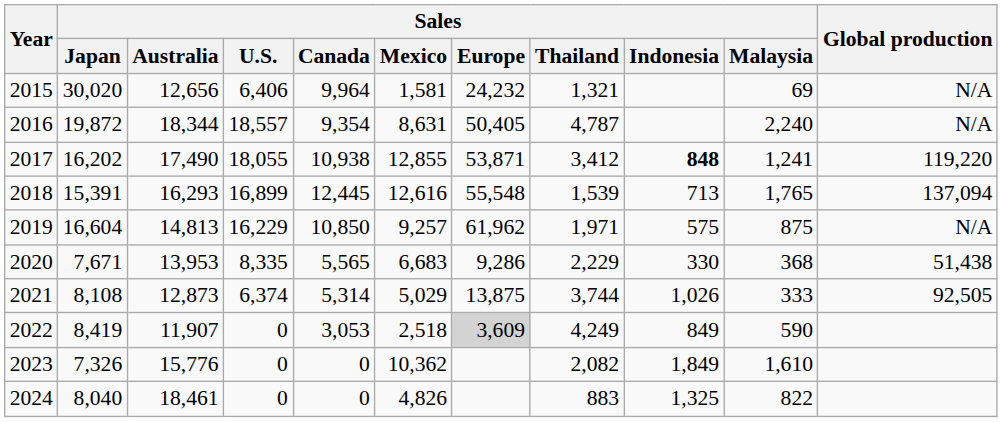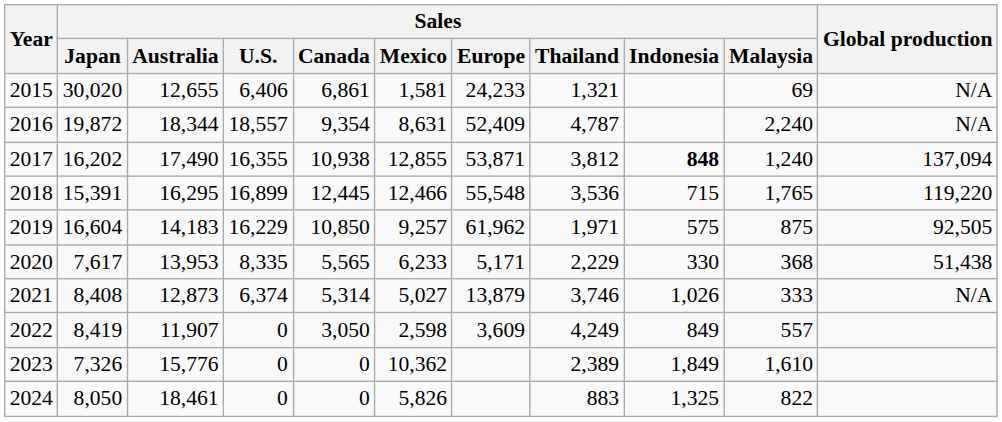(189, 90) 12,656 -> (189, 90) 12,655
(346, 90) 9,964 -> (346, 90) 6,861
(495, 90) 24,232 -> (495, 90) 24,233
(495, 124) 50,405 -> (495, 124) 52,409
(258, 158) 18,055 -> (258, 158) 16,355
(595, 158) 3,412 -> (595, 158) 3,812
(789, 158) 1,241 -> (789, 158) 1,240
(958, 158) 119,220 -> (957, 158) 137,094
(189, 192) 16,293 -> (189, 192) 16,295
(417, 192) 12,616 -> (417, 192) 12,466
(595, 192) 1,539 -> (595, 192) 3,536
(703, 192) 713 -> (703, 192) 715
(957, 192) 137,094 -> (958, 192) 119,220
(189, 227) 14,813 -> (189, 227) 14,183
(974, 227) N/A -> (963, 227) 92,505
(98, 261) 7,671 -> (98, 261) 7,617
(423, 261) 6,683 -> (423, 261) 6,233
(501, 261) 9,286 -> (501, 261) 5,171
(98, 295) 8,108 -> (98, 295) 8,408
(423, 295) 5,029 -> (423, 295) 5,027
(495, 295) 13,875 -> (495, 295) 13,879
(595, 295) 3,744 -> (595, 295) 3,746
(963, 295) 92,505 -> (974, 295) N/A
(346, 329) 3,053 -> (346, 329) 3,050
(423, 329) 2,518 -> (423, 329) 2,598
(501, 329) lightgrey background -> (501, 329) no background
(797, 329) 590 -> (797, 329) 557
(595, 364) 2,082 -> (595, 364) 2,389
(98, 398) 8,040 -> (98, 398) 8,050
(423, 398) 4,826 -> (423, 398) 5,826
